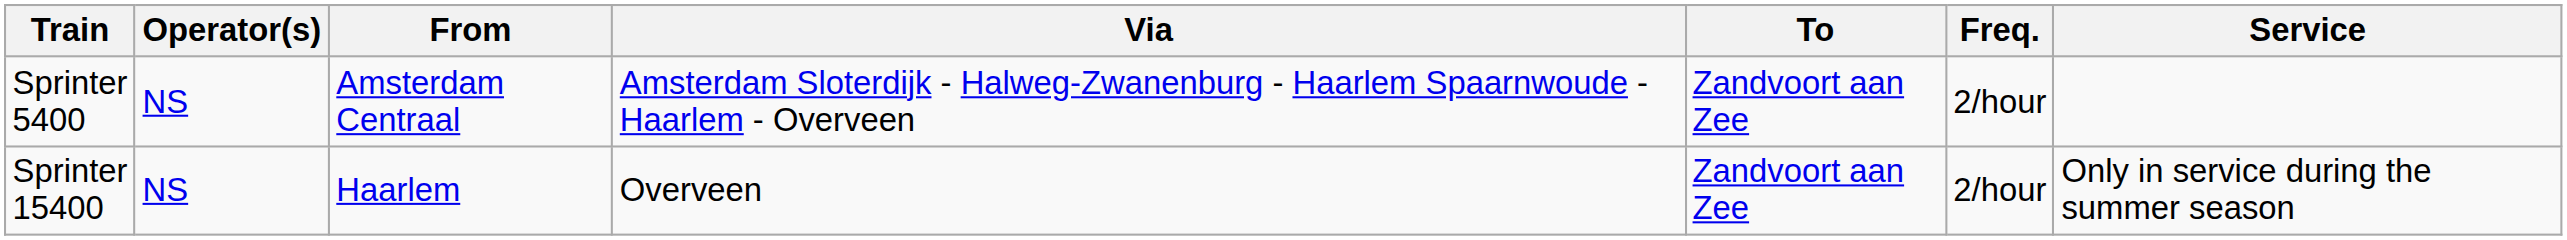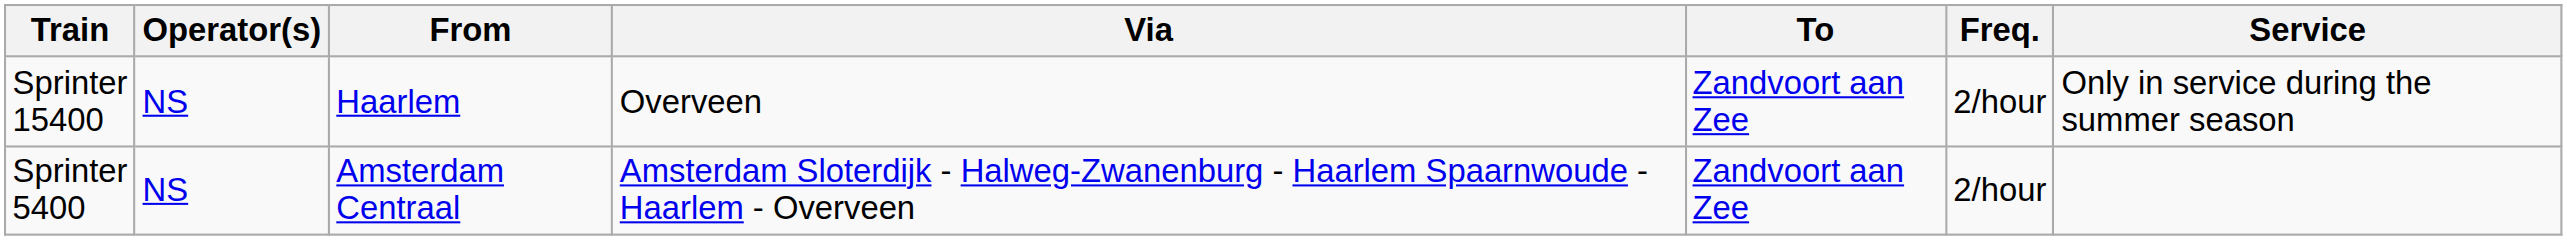rows swapped: (70, 100) <-> (70, 189)
